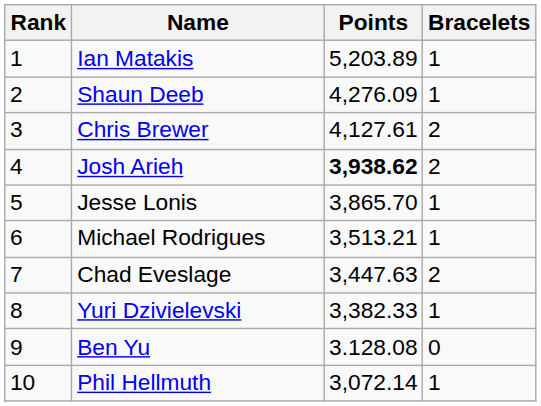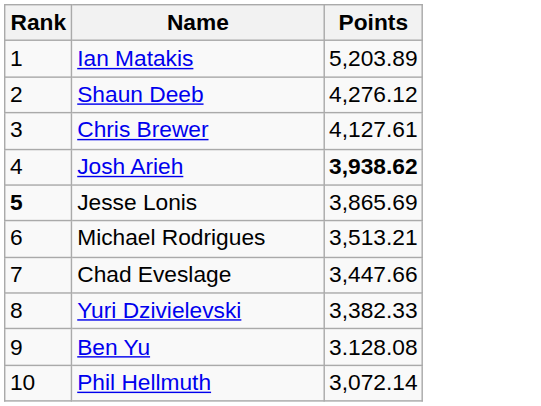- column: (479, 22)
(373, 94) 4,276.09 -> (373, 94) 4,276.12
(16, 202) normal -> (16, 202) bold
(373, 202) 3,865.70 -> (373, 202) 3,865.69
(373, 274) 3,447.63 -> (373, 274) 3,447.66
